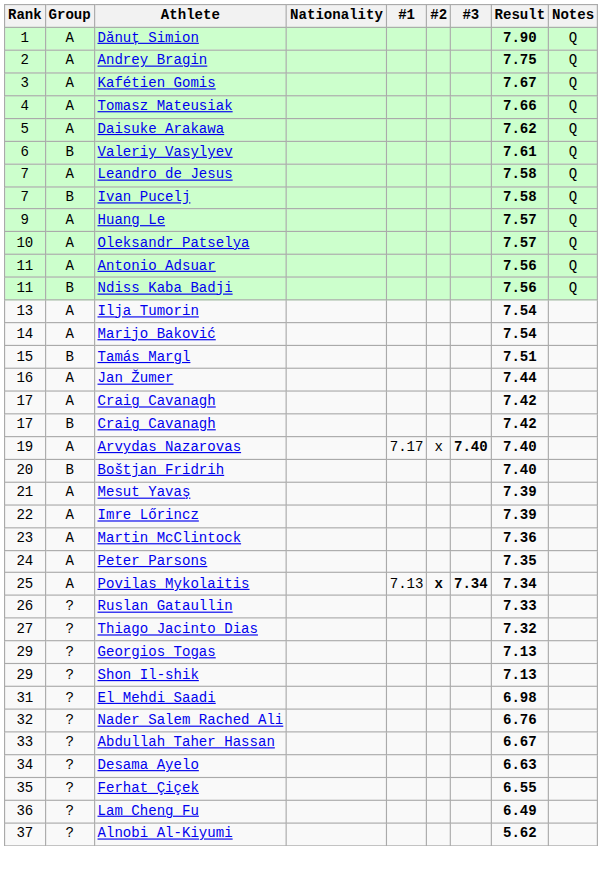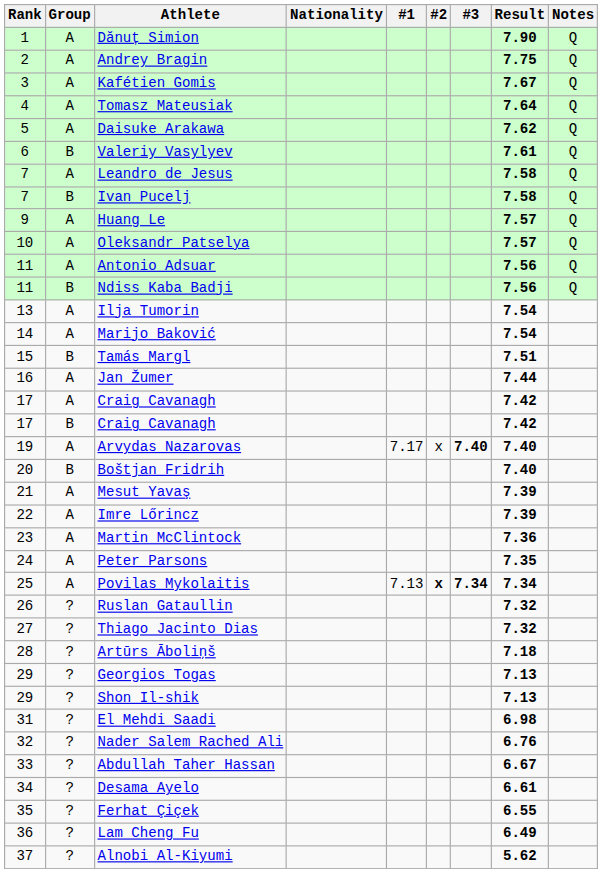(520, 107) 7.66 -> (520, 107) 7.64
(520, 607) 7.33 -> (520, 607) 7.32
+ row: (70, 653)
(520, 766) 6.63 -> (520, 789) 6.61
